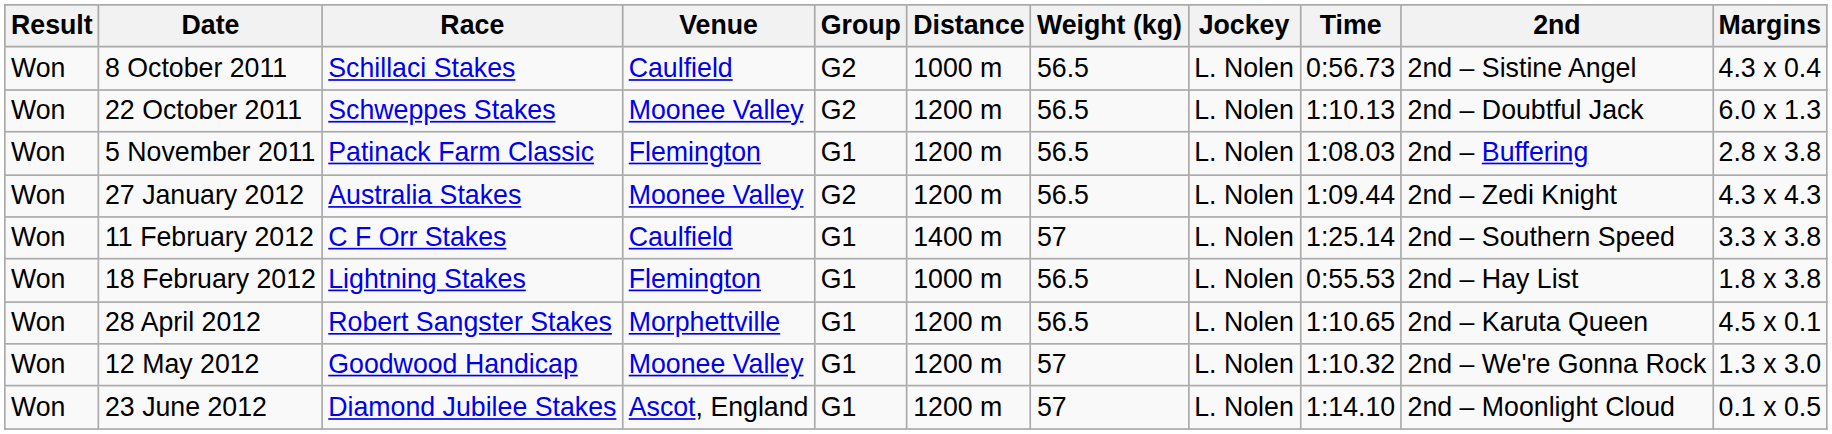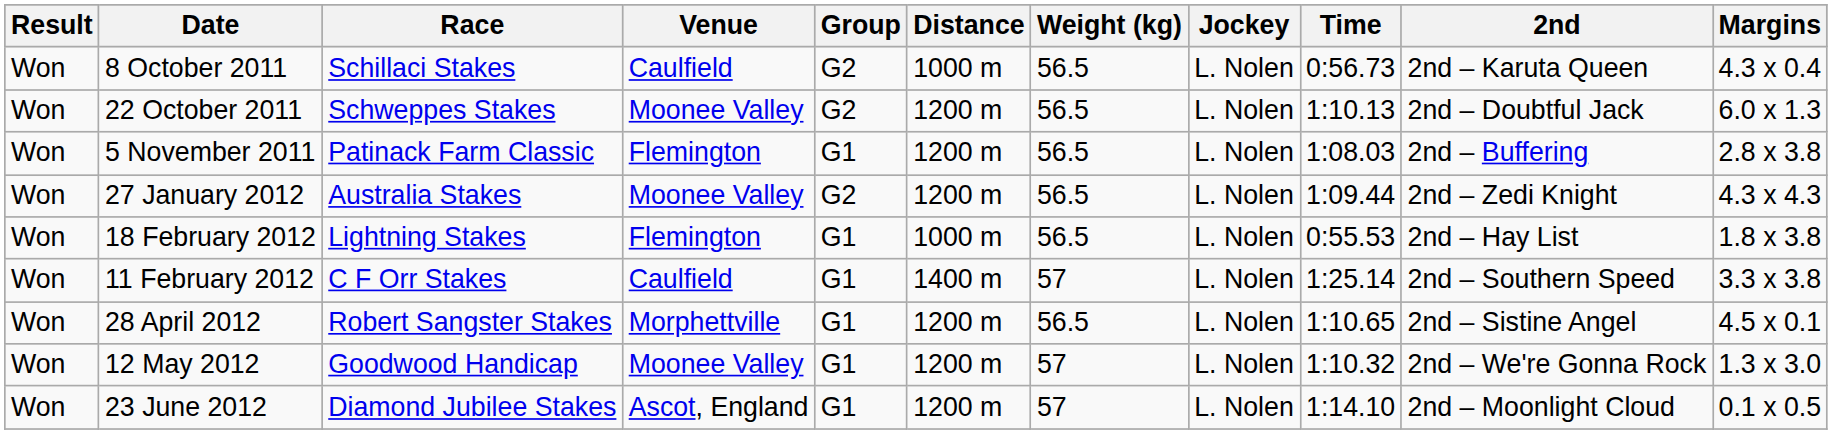(1522, 68) 2nd – Sistine Angel -> (1528, 68) 2nd – Karuta Queen
rows swapped: (209, 237) <-> (210, 279)
(1528, 322) 2nd – Karuta Queen -> (1522, 322) 2nd – Sistine Angel
